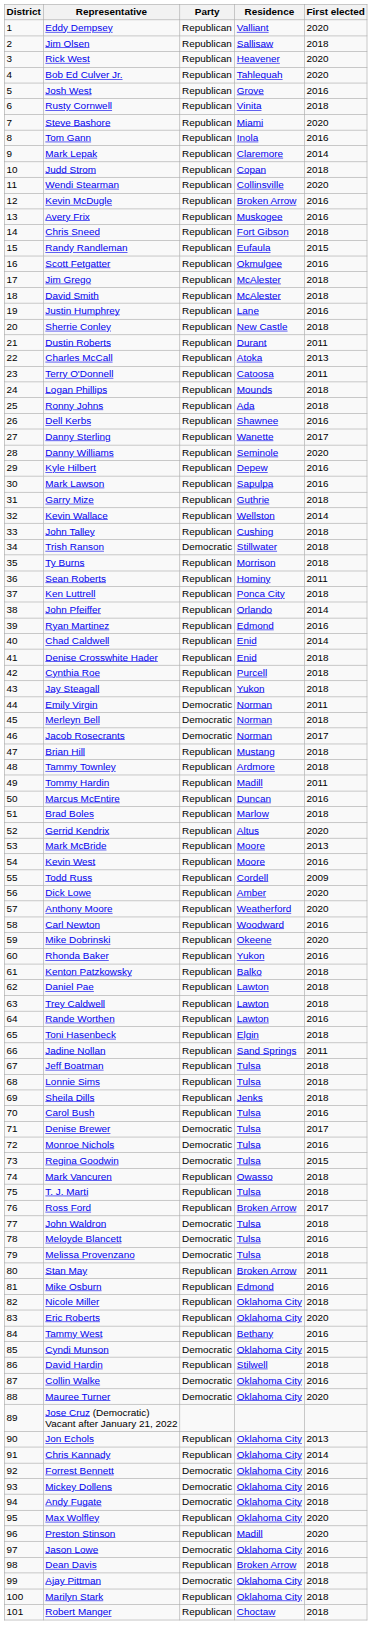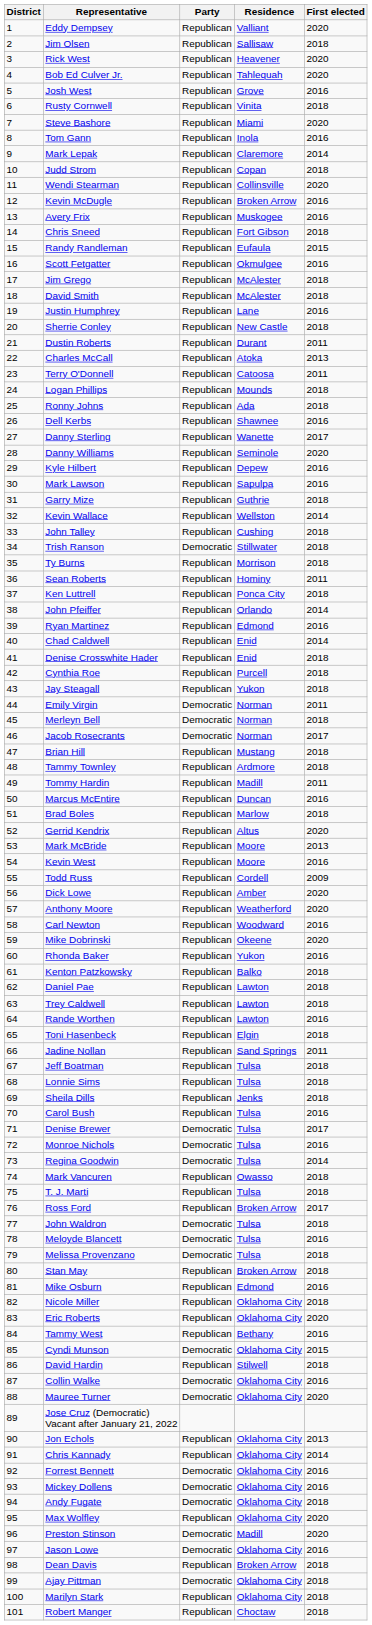(317, 1160) 2015 -> (317, 1160) 2014
(317, 1270) 2011 -> (317, 1270) 2018
(207, 1533) Republican -> (207, 1533) Democratic
